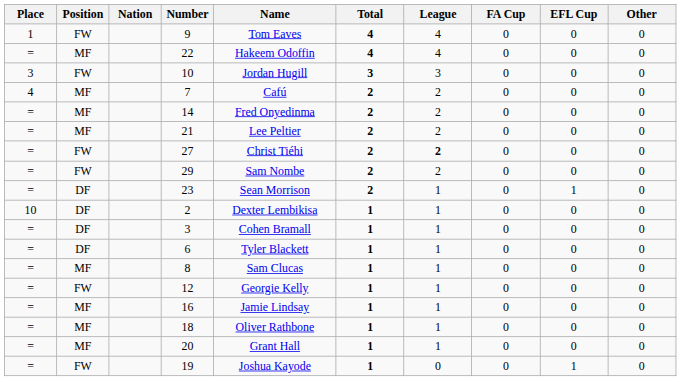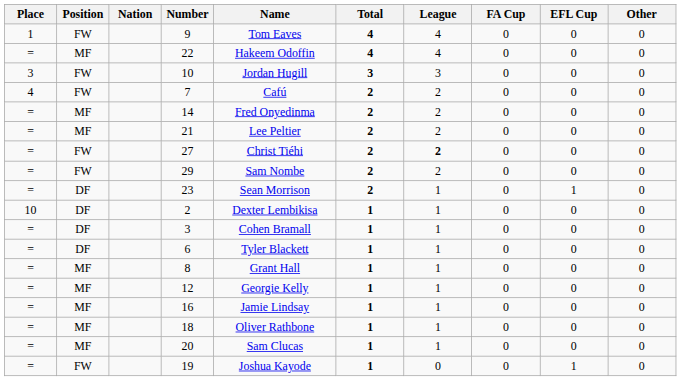(83, 92) MF -> (83, 92) FW
(275, 268) Sam Clucas -> (275, 268) Grant Hall
(83, 288) FW -> (83, 288) MF
(275, 346) Grant Hall -> (275, 346) Sam Clucas
